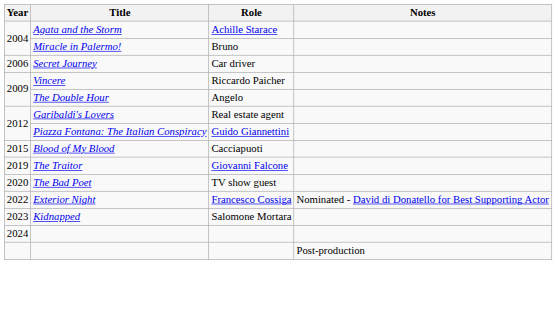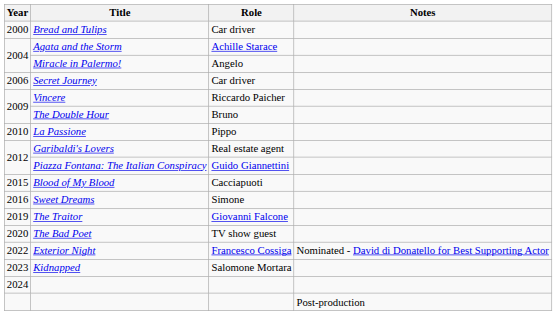+ row: (18, 30)
(225, 47) Bruno -> (227, 64) Angelo
(227, 98) Angelo -> (225, 115) Bruno
+ row: (18, 132)
+ row: (18, 200)
